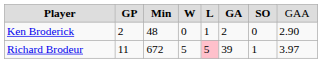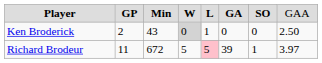(152, 31) 48 -> (152, 31) 43
(184, 31) no background -> (184, 31) lightgrey background
(224, 31) 2 -> (224, 31) 0
(289, 31) 2.90 -> (289, 31) 2.50
